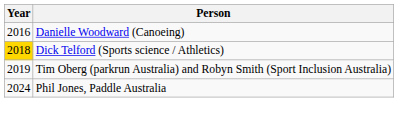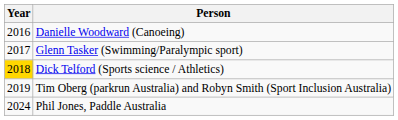+ row: (139, 50)
